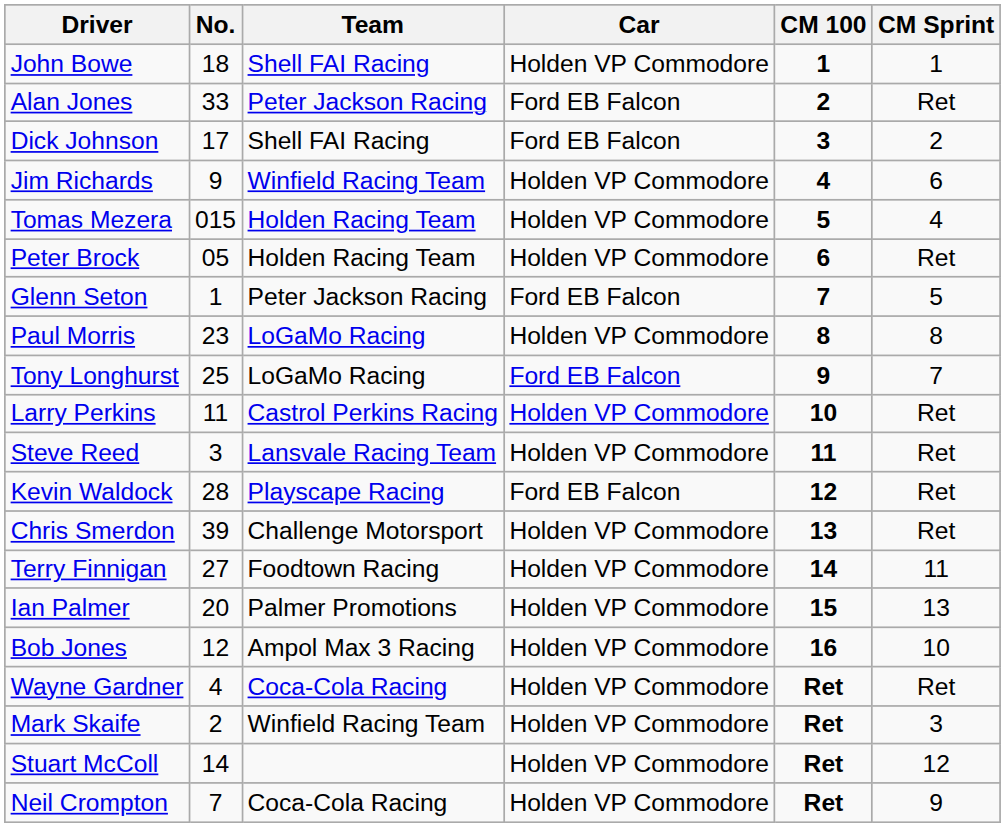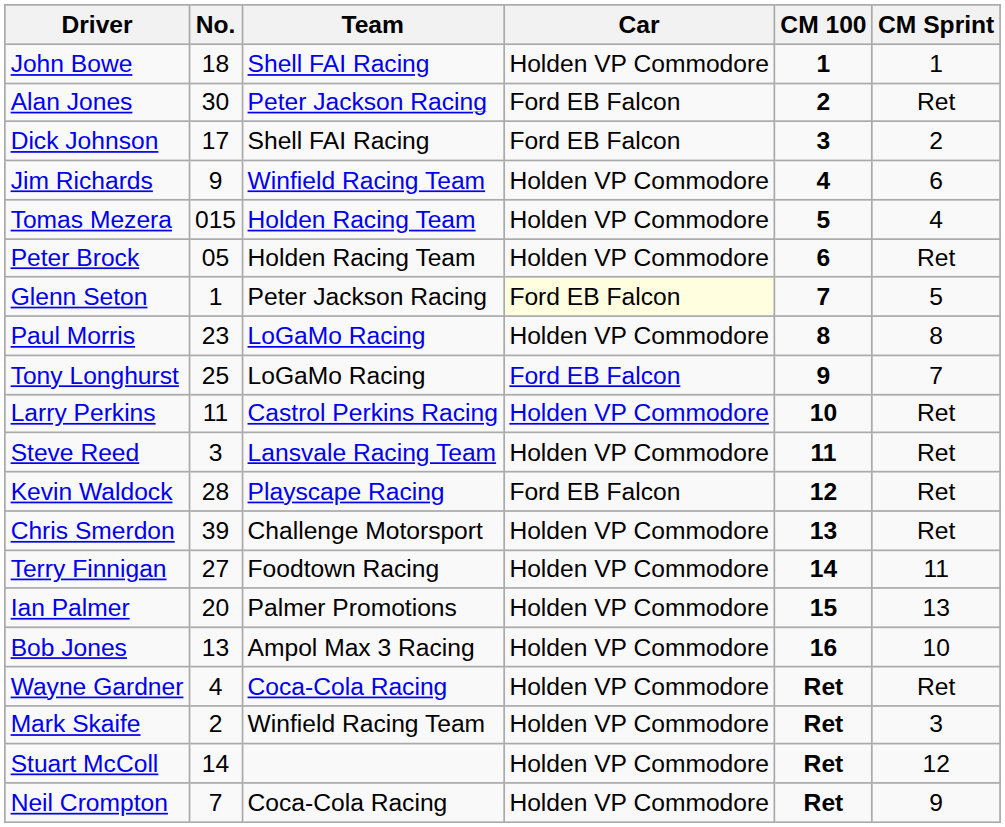(215, 103) 33 -> (215, 103) 30
(595, 297) no background -> (595, 297) lightyellow background
(215, 647) 12 -> (215, 647) 13
